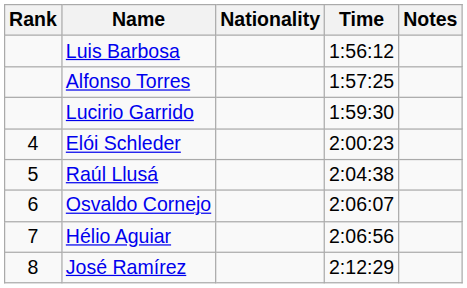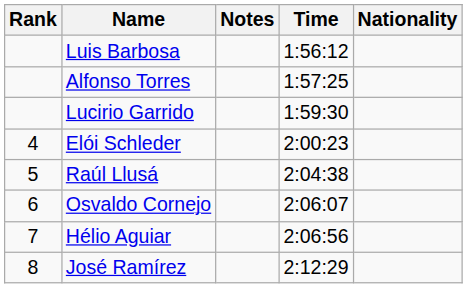columns swapped: (270, 19) <-> (430, 19)
